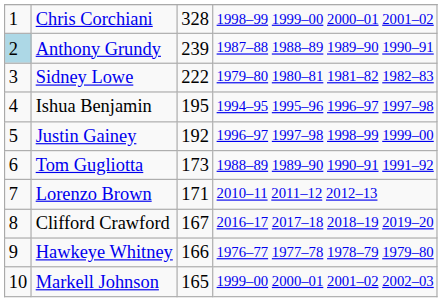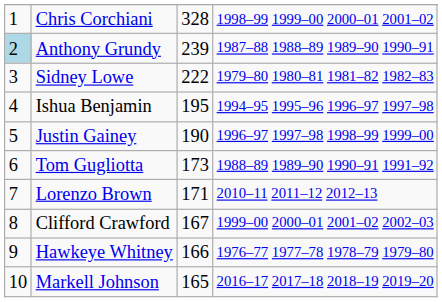(195, 135) 192 -> (195, 135) 190
(325, 223) 2016–17 2017–18 2018–19 2019–20 -> (325, 223) 1999–00 2000–01 2001–02 2002–03
(325, 281) 1999–00 2000–01 2001–02 2002–03 -> (325, 281) 2016–17 2017–18 2018–19 2019–20
